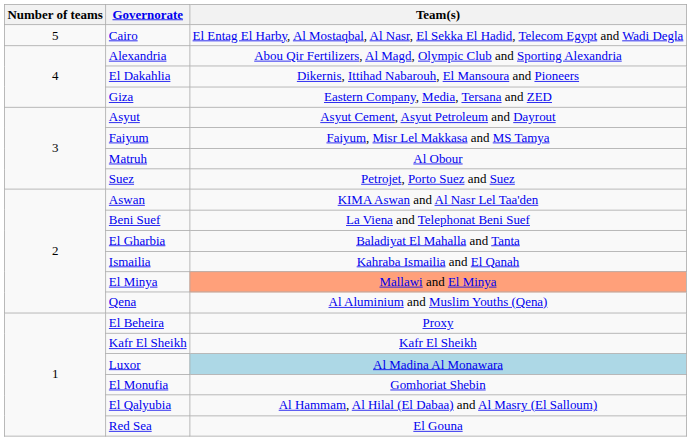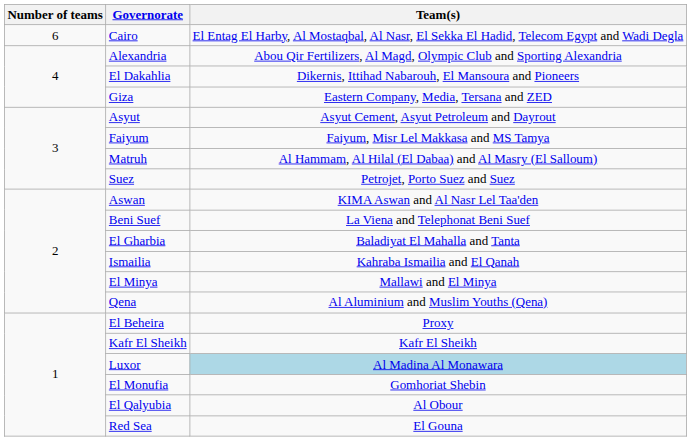(55, 35) 5 -> (55, 35) 6
(438, 158) Al Obour -> (438, 158) Al Hammam, Al Hilal (El Dabaa) and Al Masry (El Salloum)
(438, 281) lightsalmon background -> (438, 281) no background
(438, 405) Al Hammam, Al Hilal (El Dabaa) and Al Masry (El Salloum) -> (438, 405) Al Obour
